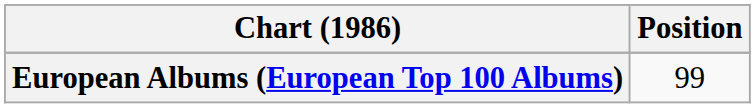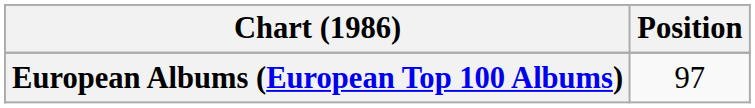(690, 77) 99 -> (690, 77) 97
